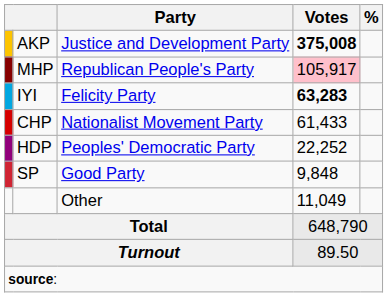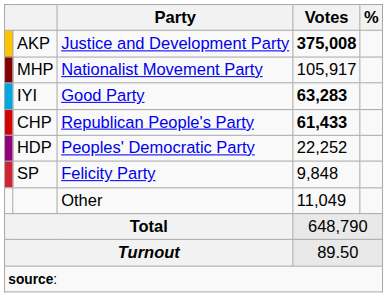(158, 69) Republican People's Party -> (162, 69) Nationalist Movement Party
(327, 69) pink background -> (327, 69) no background
(108, 95) Felicity Party -> (103, 95) Good Party
(162, 122) Nationalist Movement Party -> (158, 122) Republican People's Party
(322, 122) normal -> (322, 122) bold
(103, 174) Good Party -> (108, 174) Felicity Party
